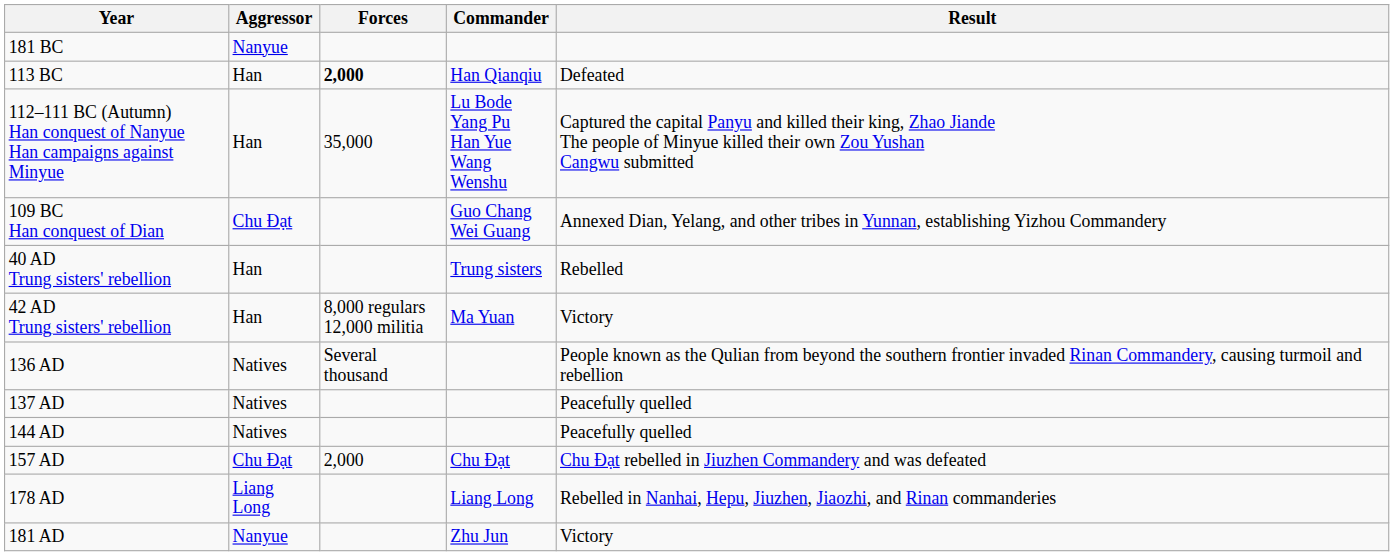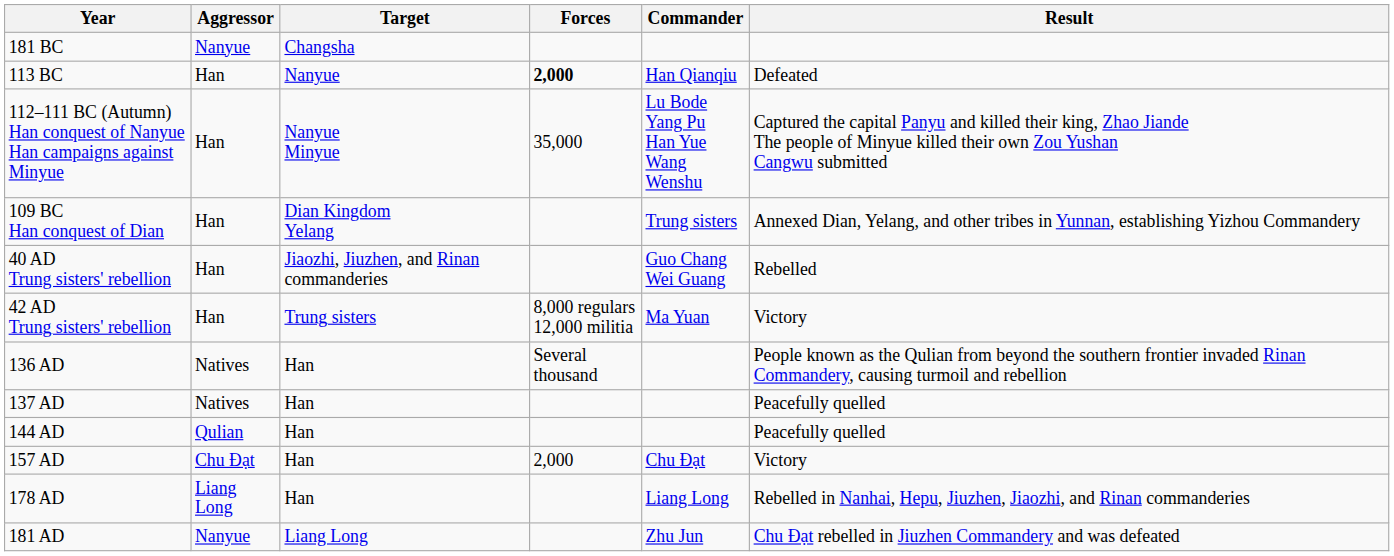+ column: (405, 18)
(262, 221) Chu Đạt -> (210, 221) Han
(491, 221) Guo Chang Wei Guang -> (691, 221) Trung sisters
(496, 269) Trung sisters -> (686, 269) Guo Chang Wei Guang
(260, 431) Natives -> (219, 431) Qulian
(773, 460) Chu Đạt rebelled in Jiuzhen Commandery and was defeated -> (780, 460) Victory
(587, 536) Victory -> (967, 536) Chu Đạt rebelled in Jiuzhen Commandery and was defeated
